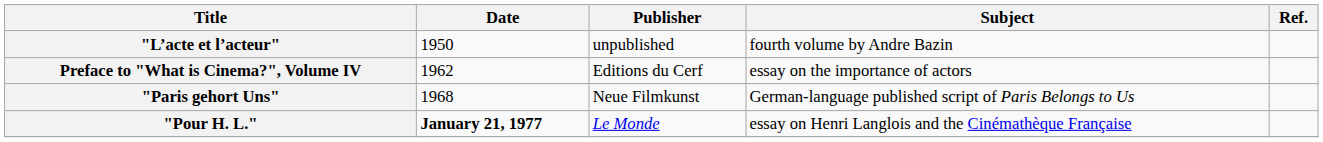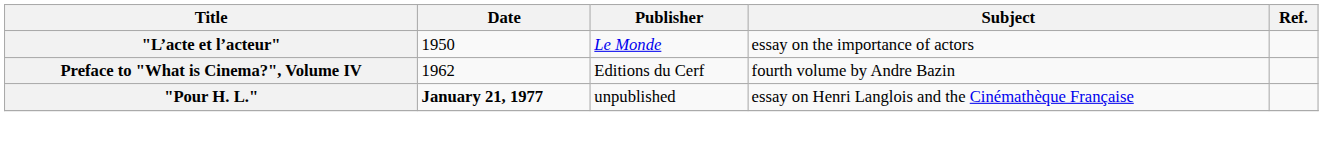(633, 44) unpublished -> (628, 44) Le Monde
(851, 44) fourth volume by Andre Bazin -> (863, 44) essay on the importance of actors
(861, 70) essay on the importance of actors -> (853, 70) fourth volume by Andre Bazin
- row: (211, 96)
(626, 123) Le Monde -> (635, 96) unpublished
